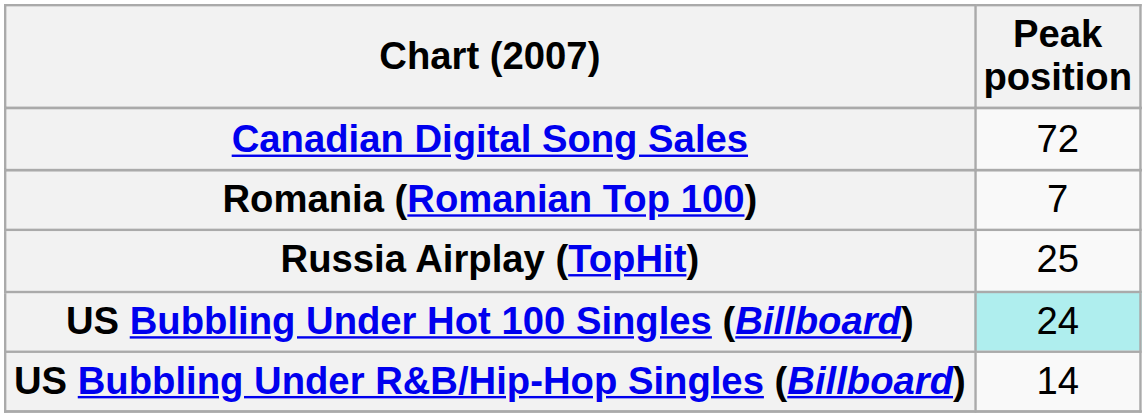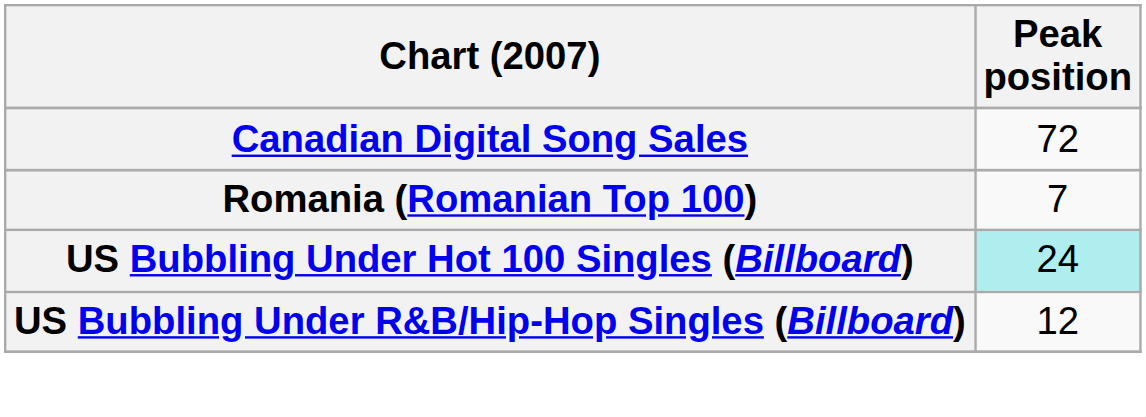- row: (490, 259)
(1058, 381) 14 -> (1058, 320) 12
